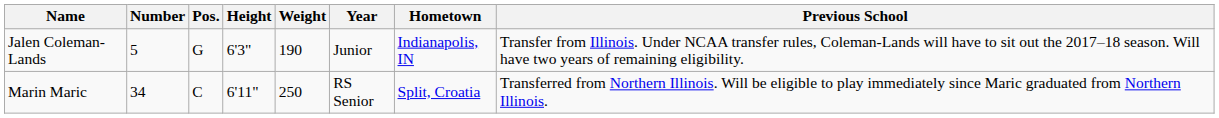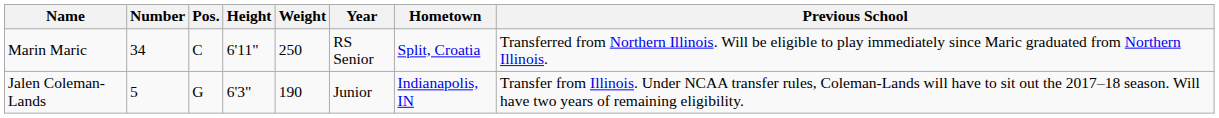rows swapped: (57, 50) <-> (47, 92)
